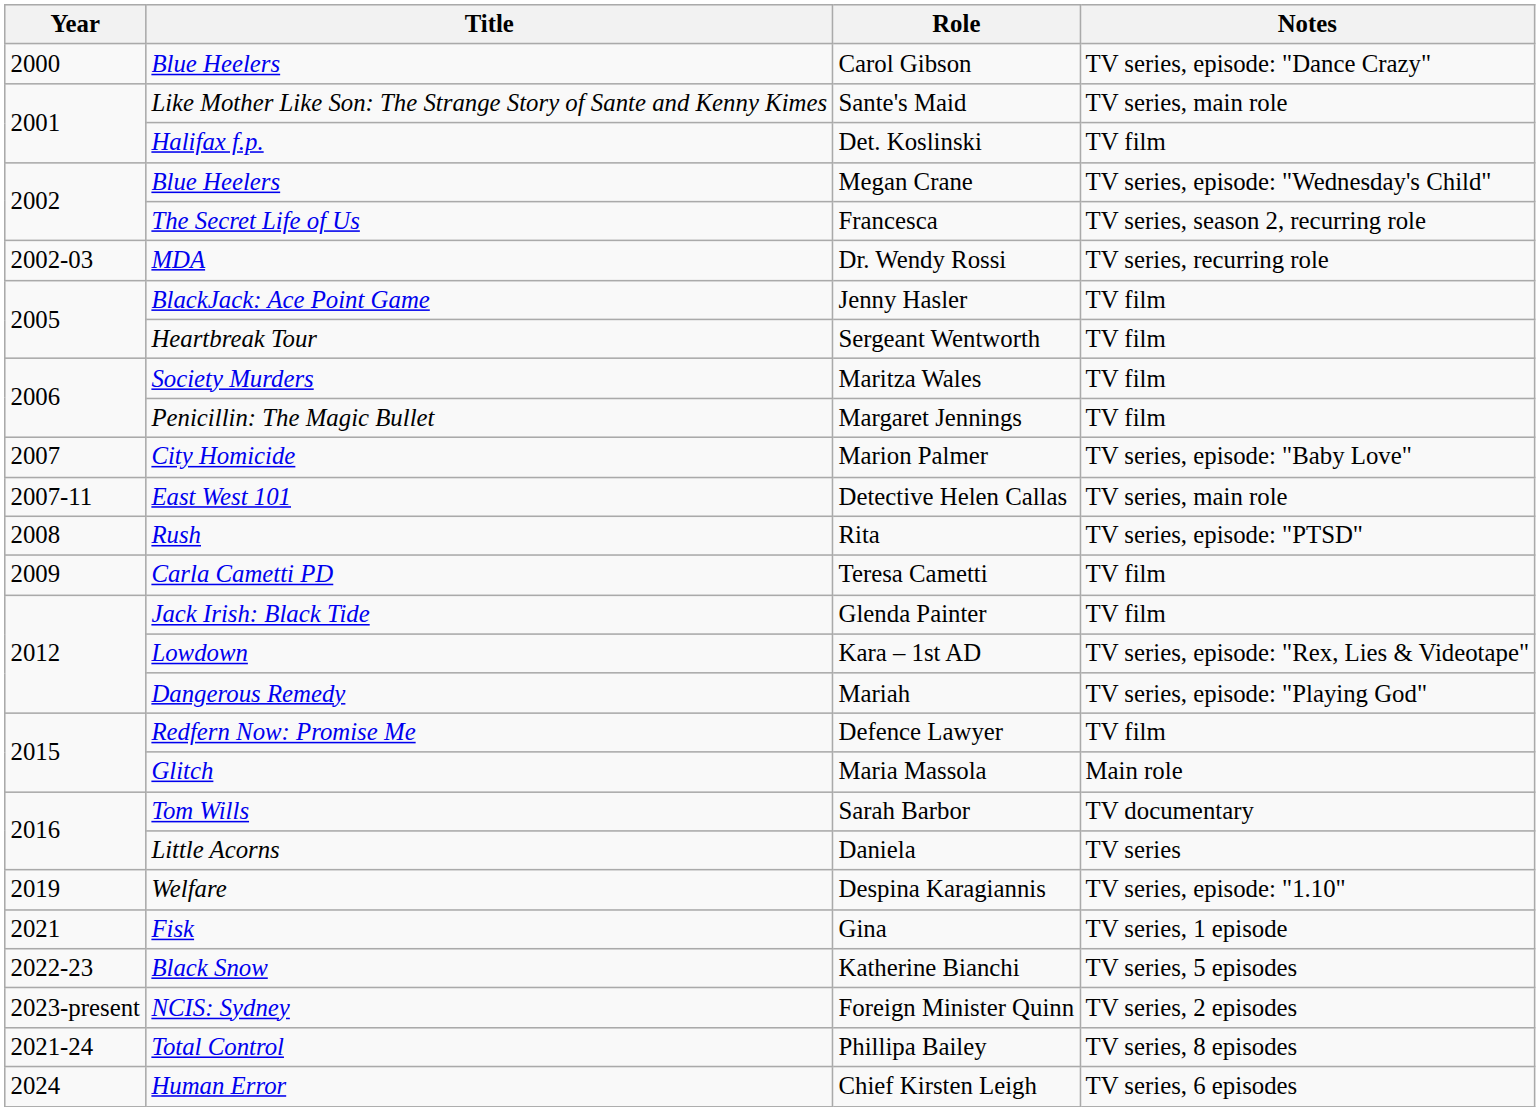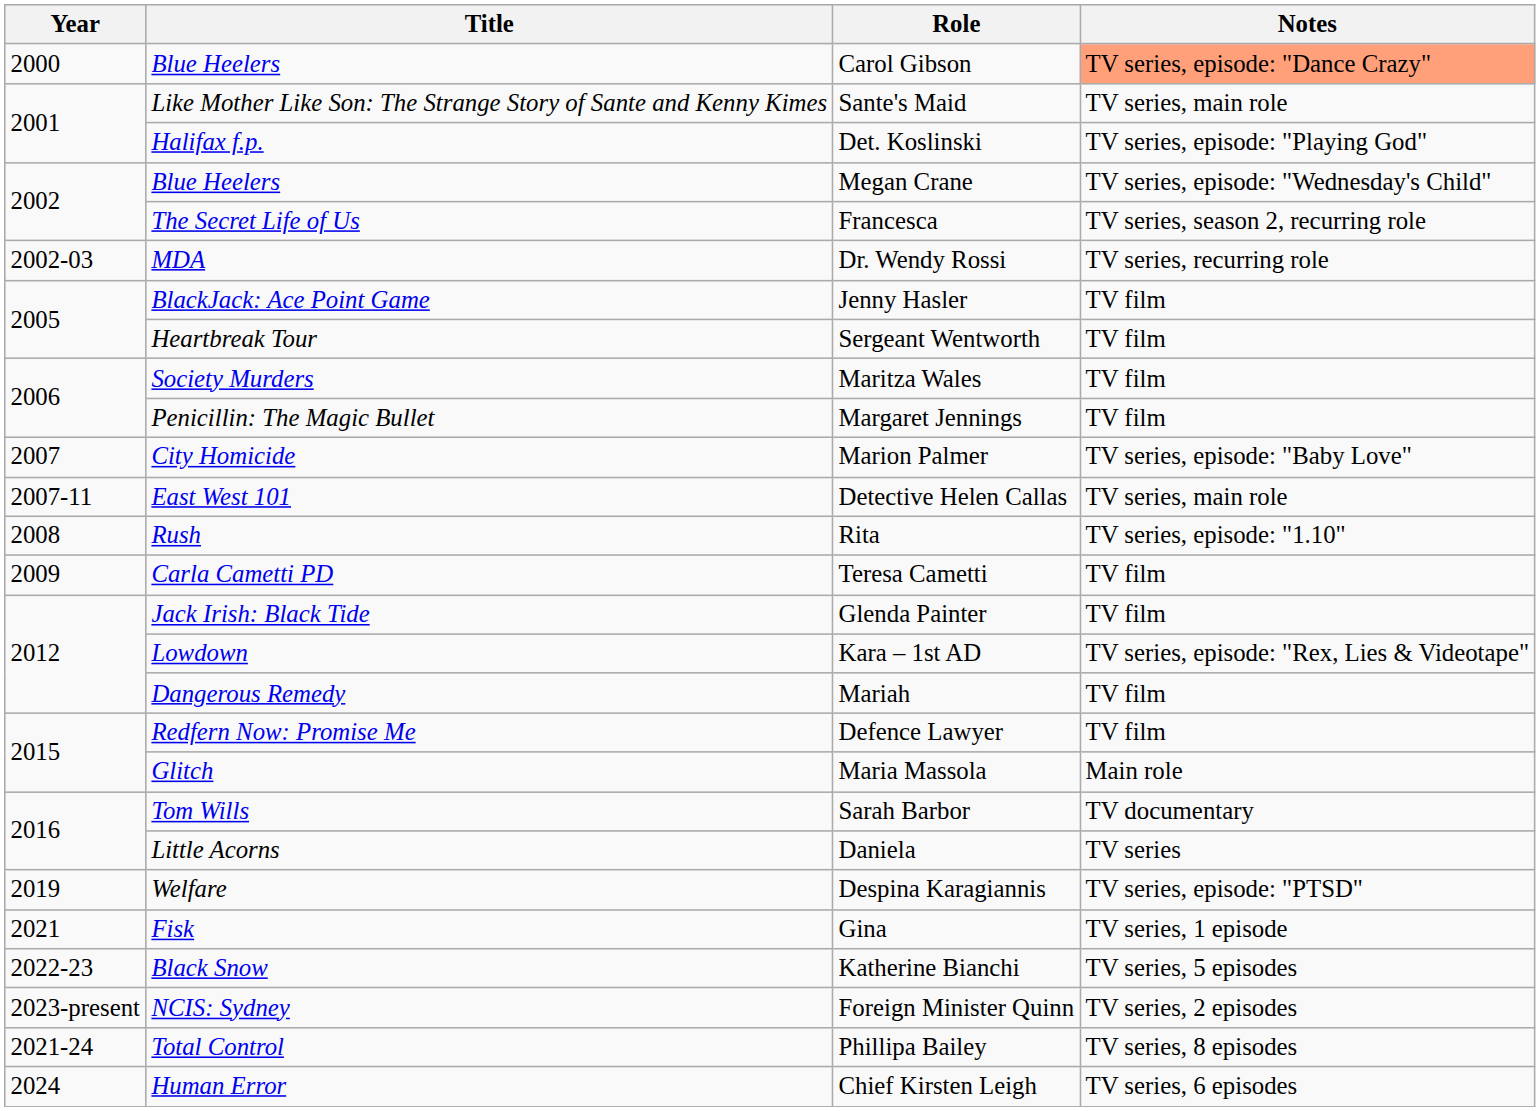(1258, 63) no background -> (1258, 63) lightsalmon background
(1126, 142) TV film -> (1256, 142) TV series, episode: "Playing God"
(1224, 535) TV series, episode: "PTSD" -> (1216, 535) TV series, episode: "1.10"
(1256, 692) TV series, episode: "Playing God" -> (1126, 692) TV film
(1216, 889) TV series, episode: "1.10" -> (1224, 889) TV series, episode: "PTSD"
